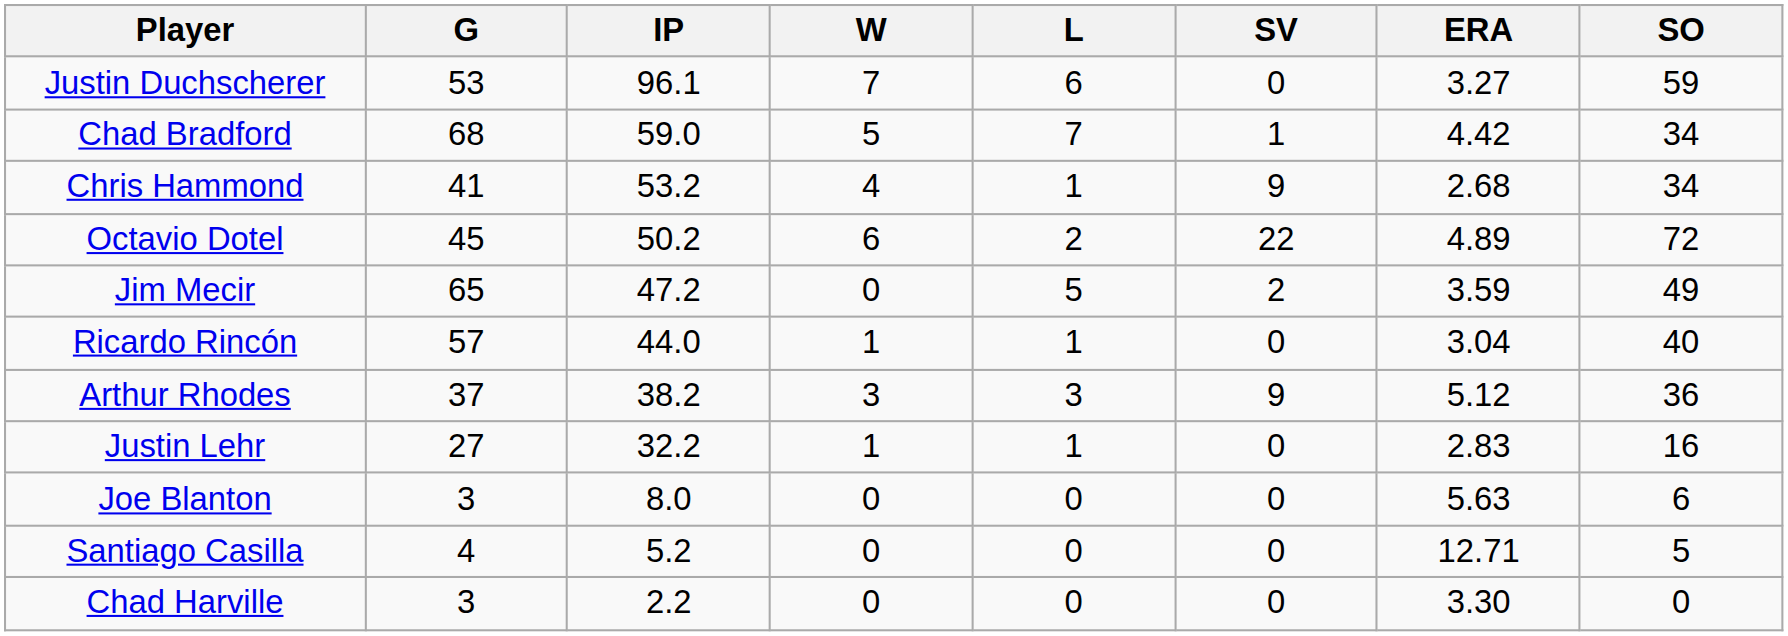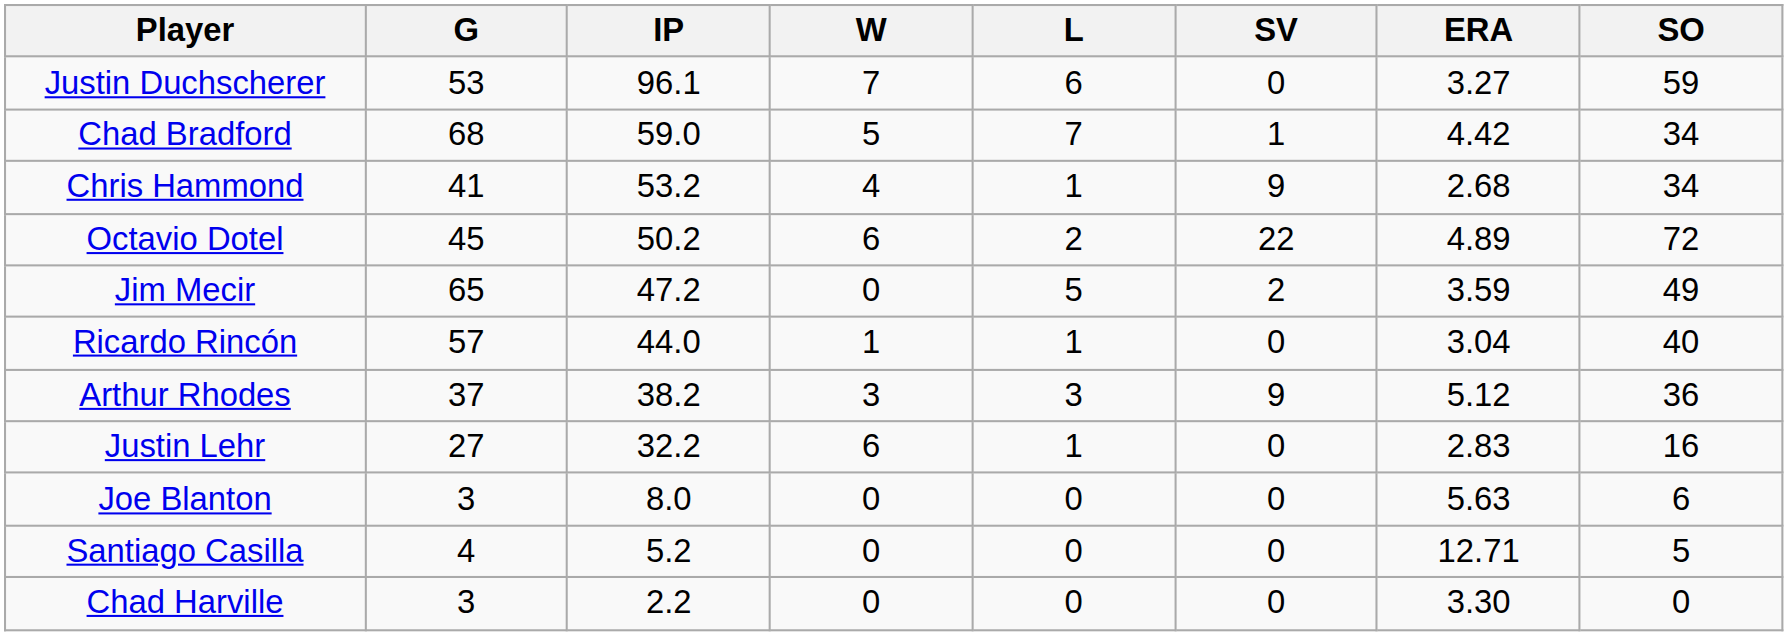(871, 446) 1 -> (871, 446) 6
